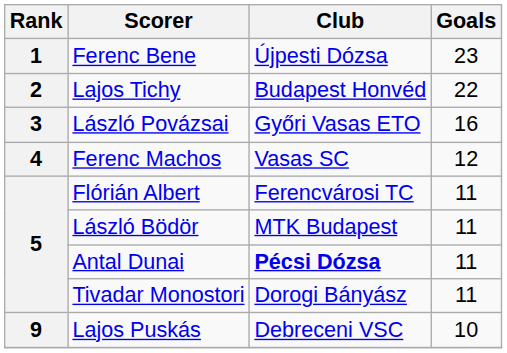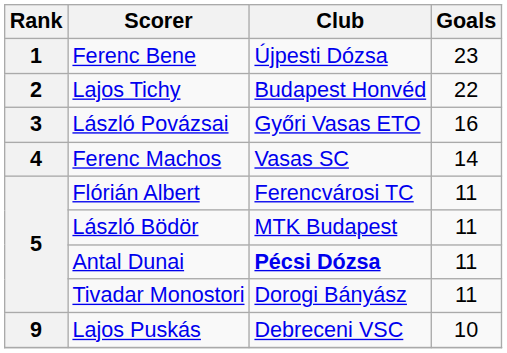(466, 158) 12 -> (466, 158) 14
